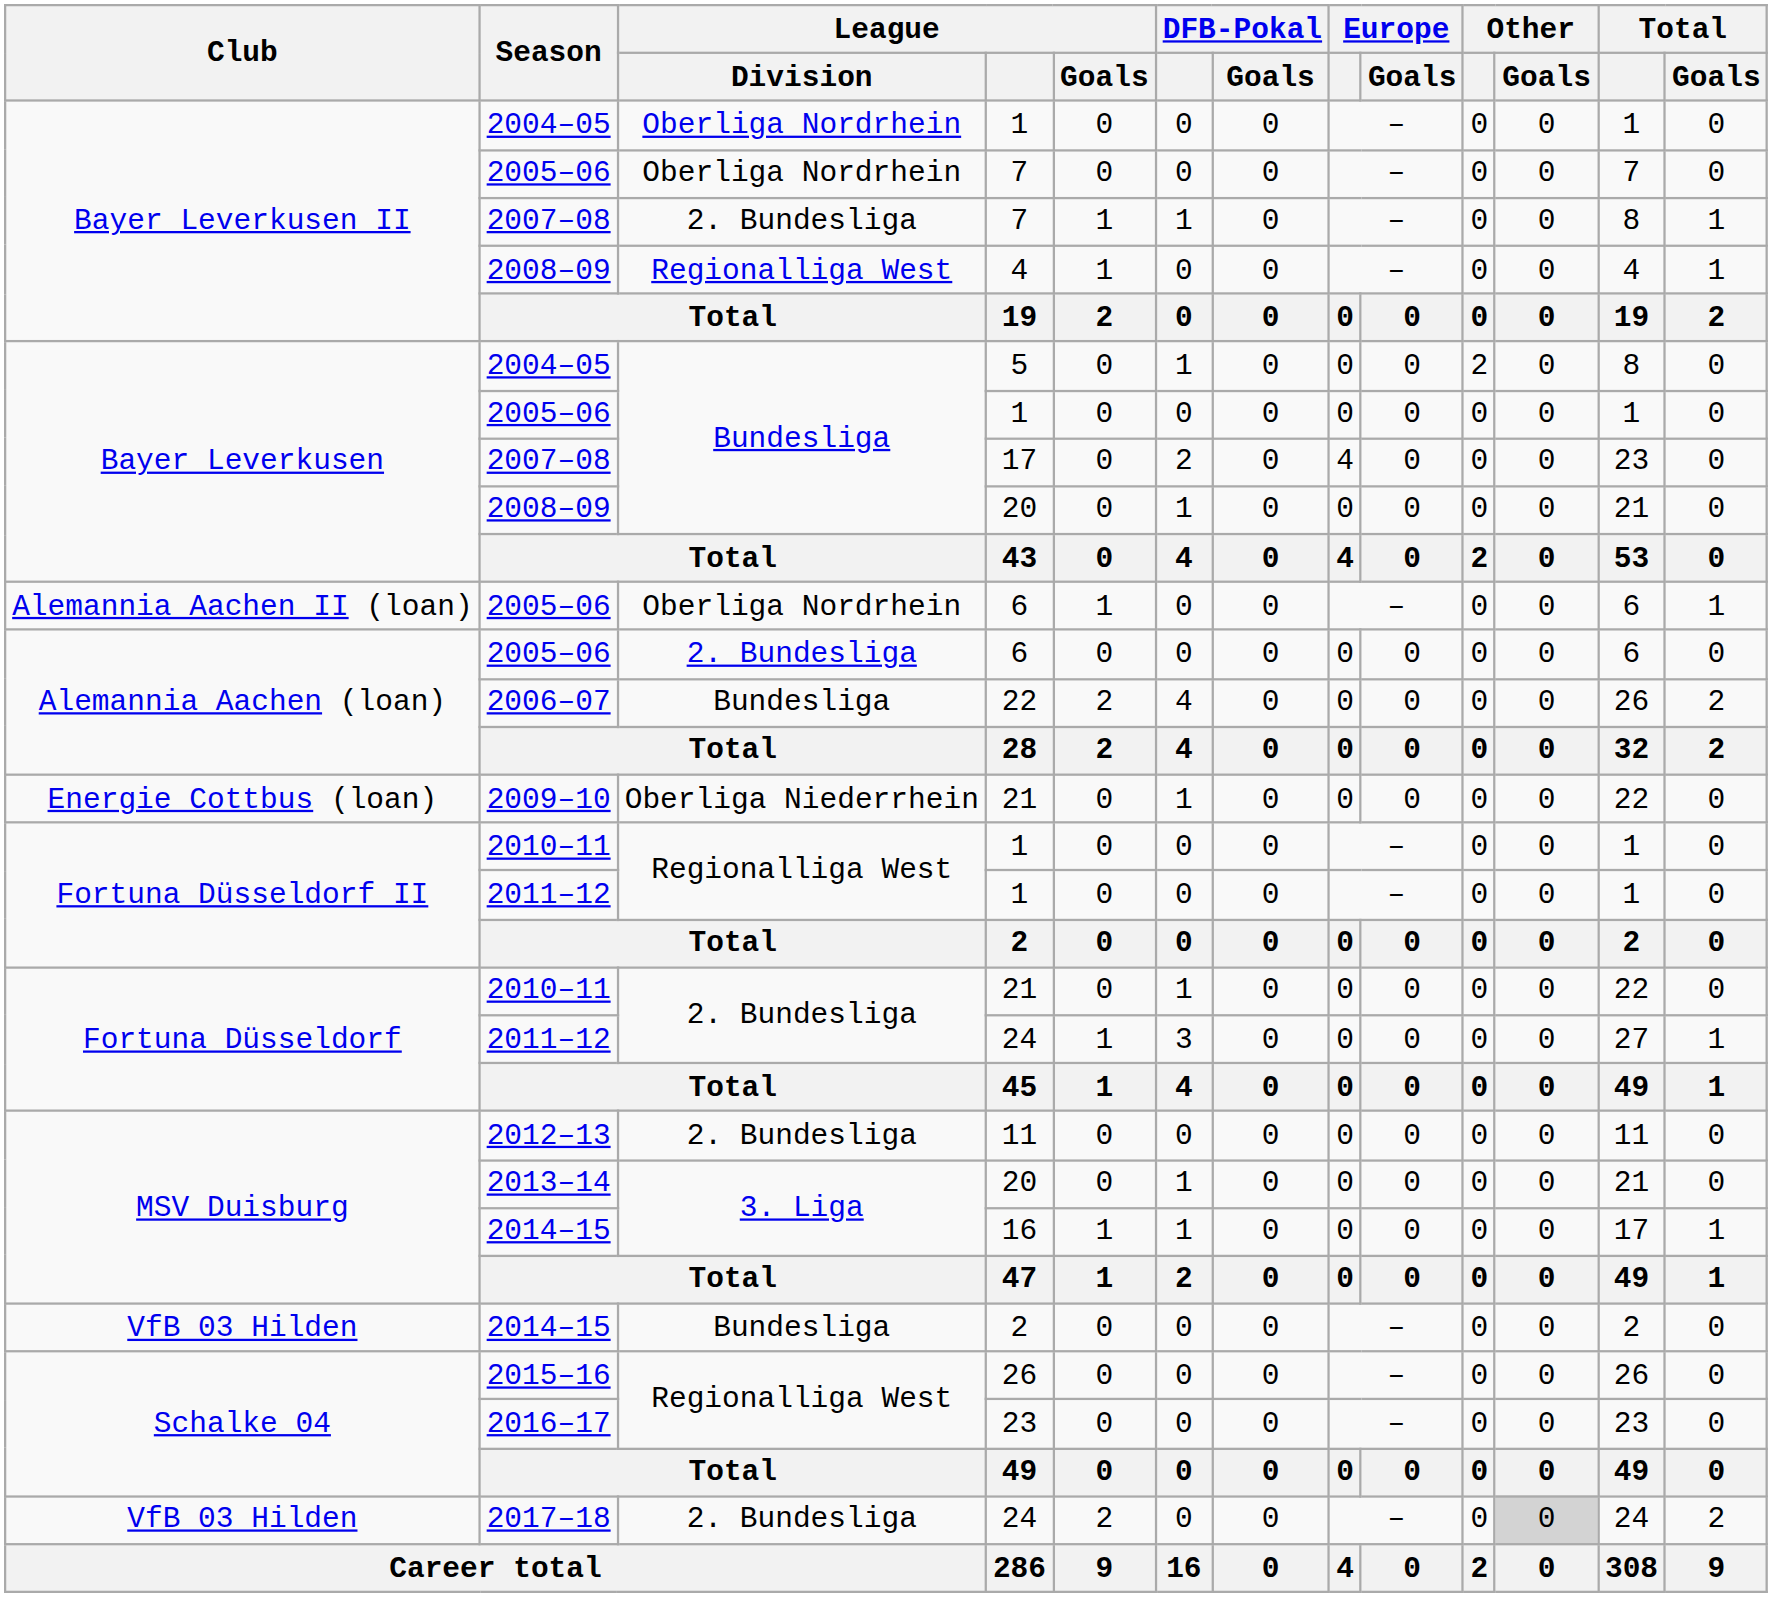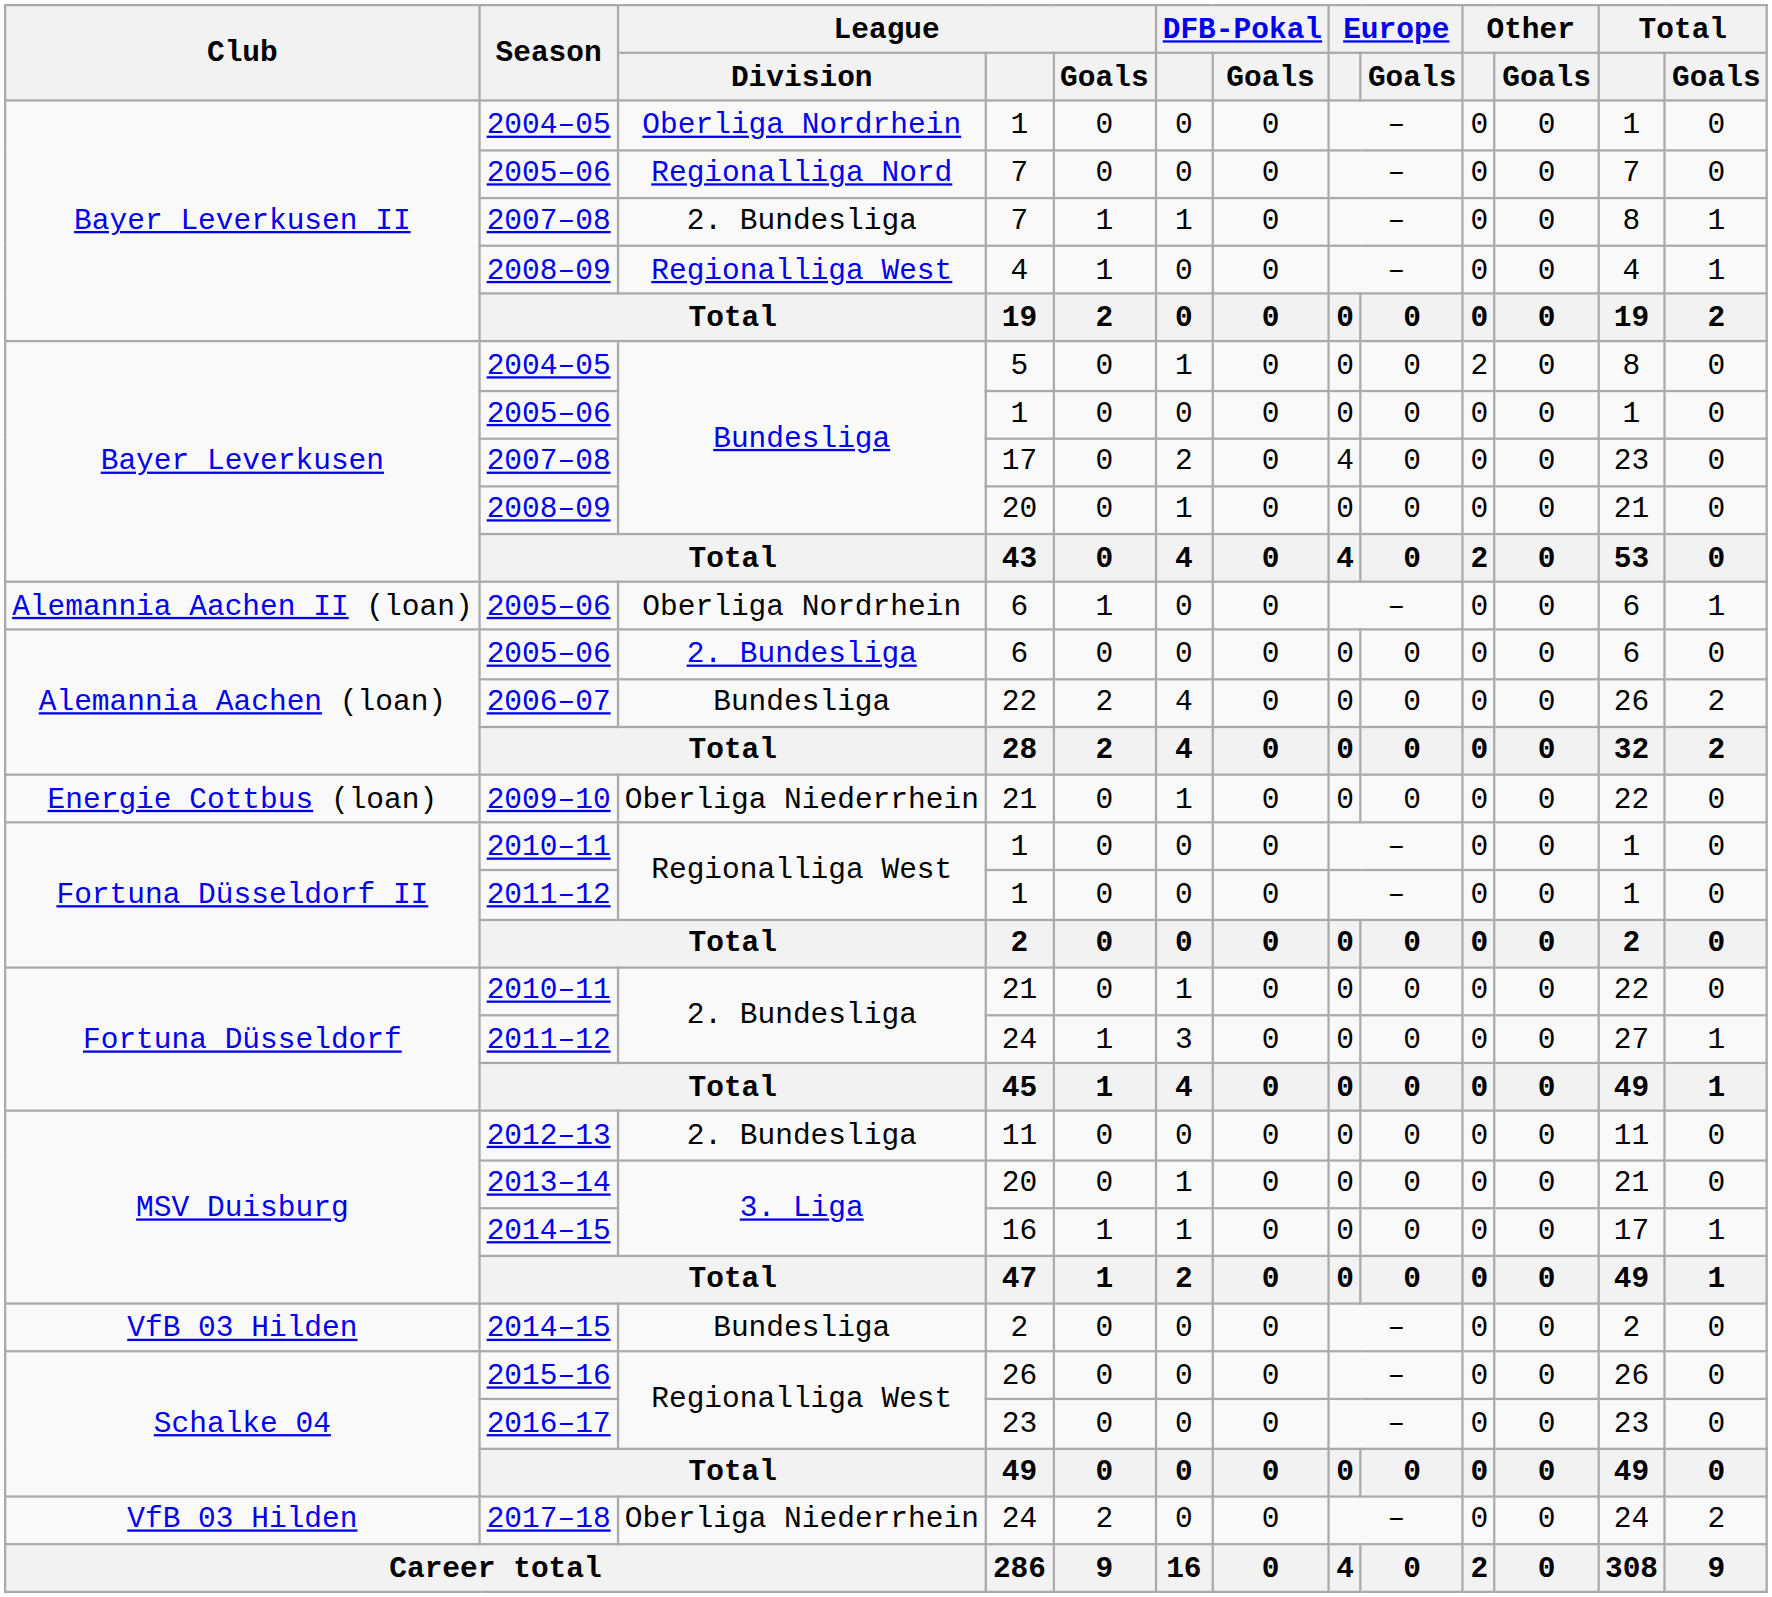(802, 173) Oberliga Nordrhein -> (802, 173) Regionalliga Nord
(802, 1520) 2. Bundesliga -> (802, 1520) Oberliga Niederrhein
(1547, 1520) lightgrey background -> (1547, 1520) no background
